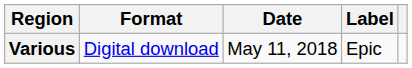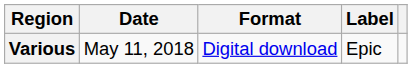columns swapped: (282, 19) <-> (151, 19)
